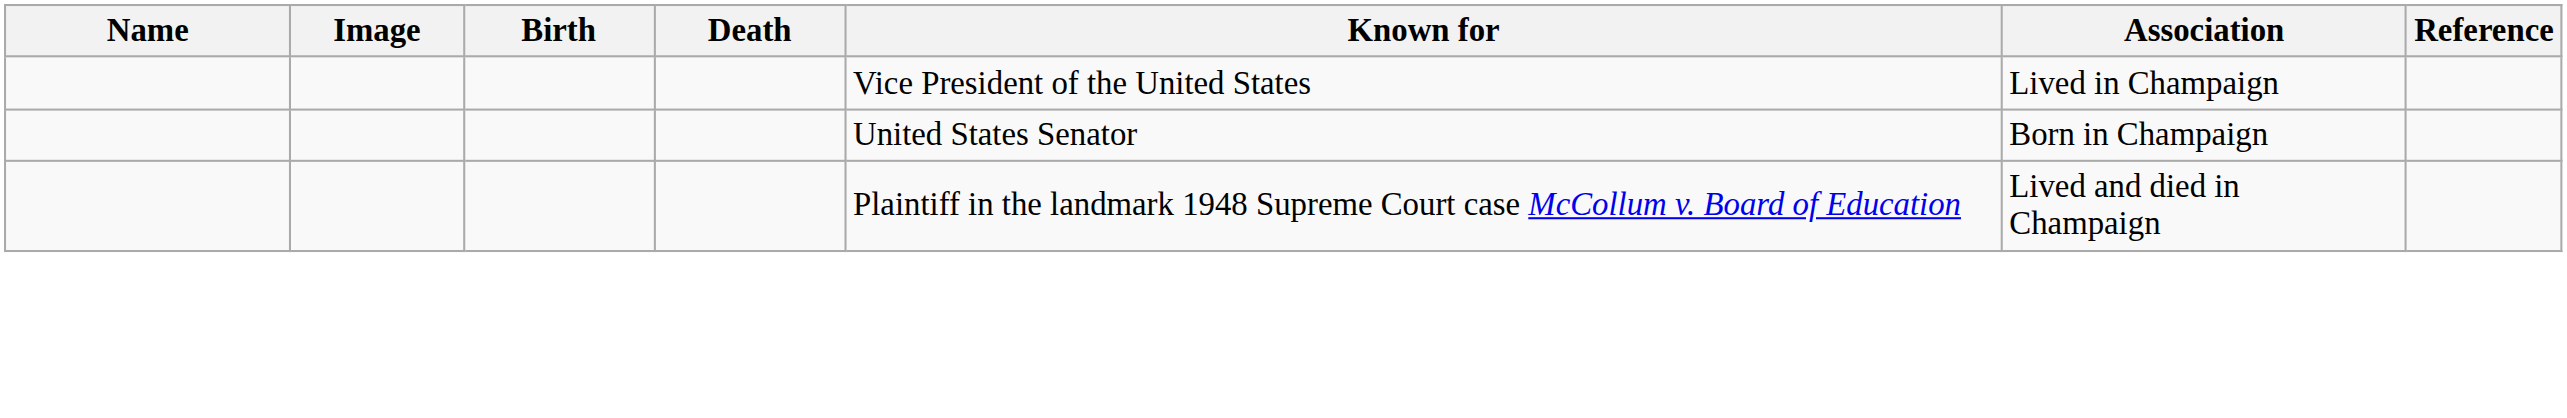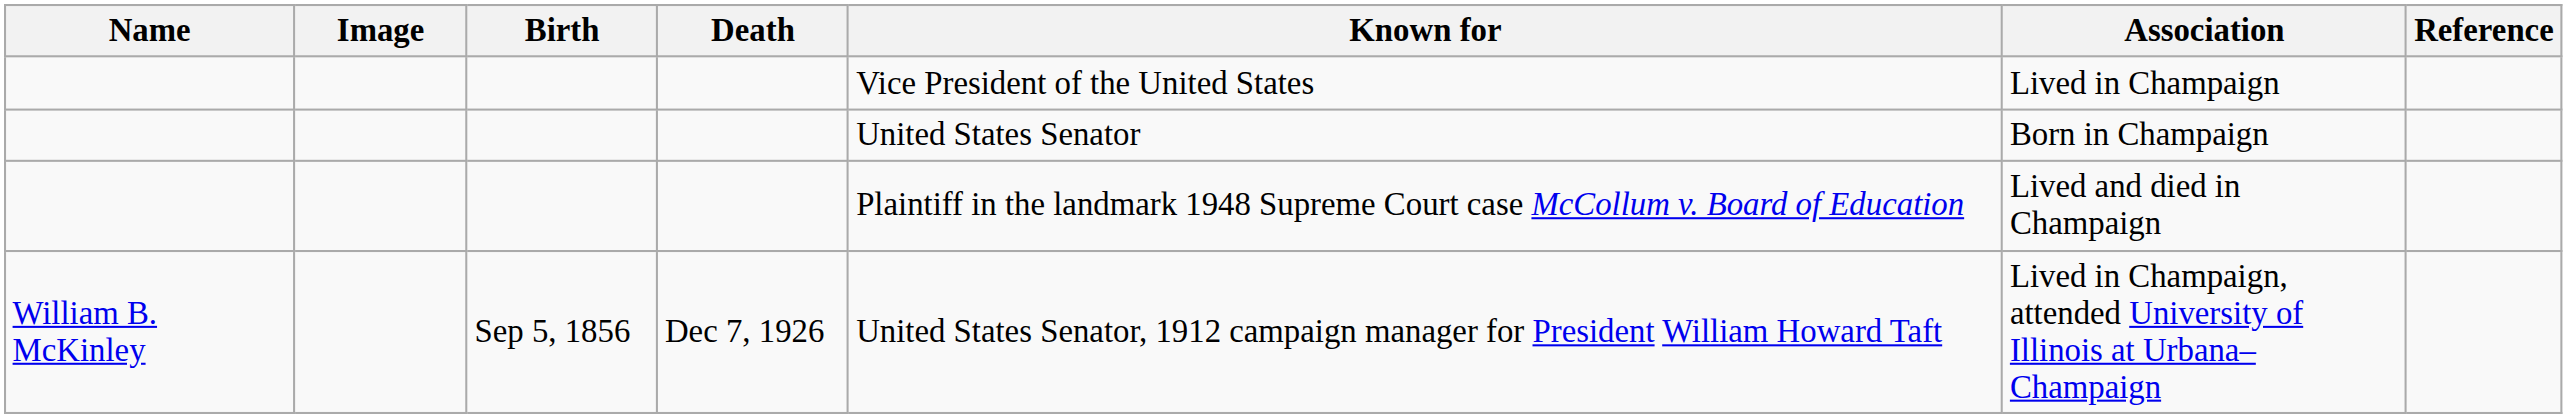+ row: (85, 330)
